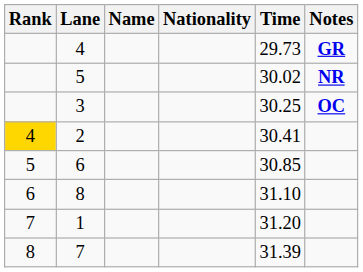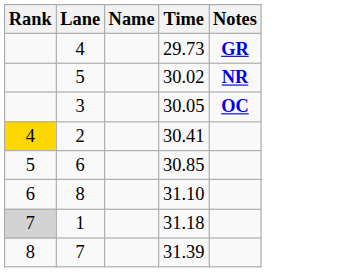- column: (207, 19)
(280, 106) 30.25 -> (184, 106) 30.05
(30, 223) no background -> (30, 223) lightgrey background
(280, 223) 31.20 -> (184, 223) 31.18
